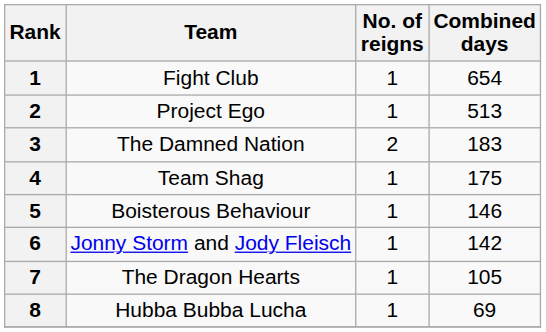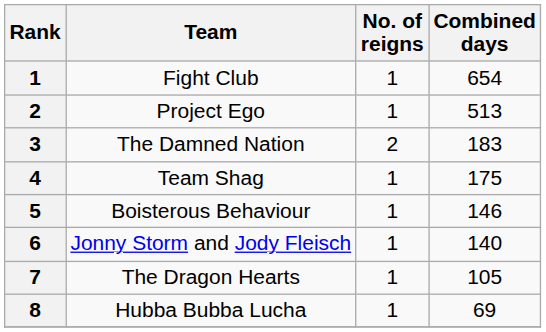(485, 244) 142 -> (485, 244) 140
